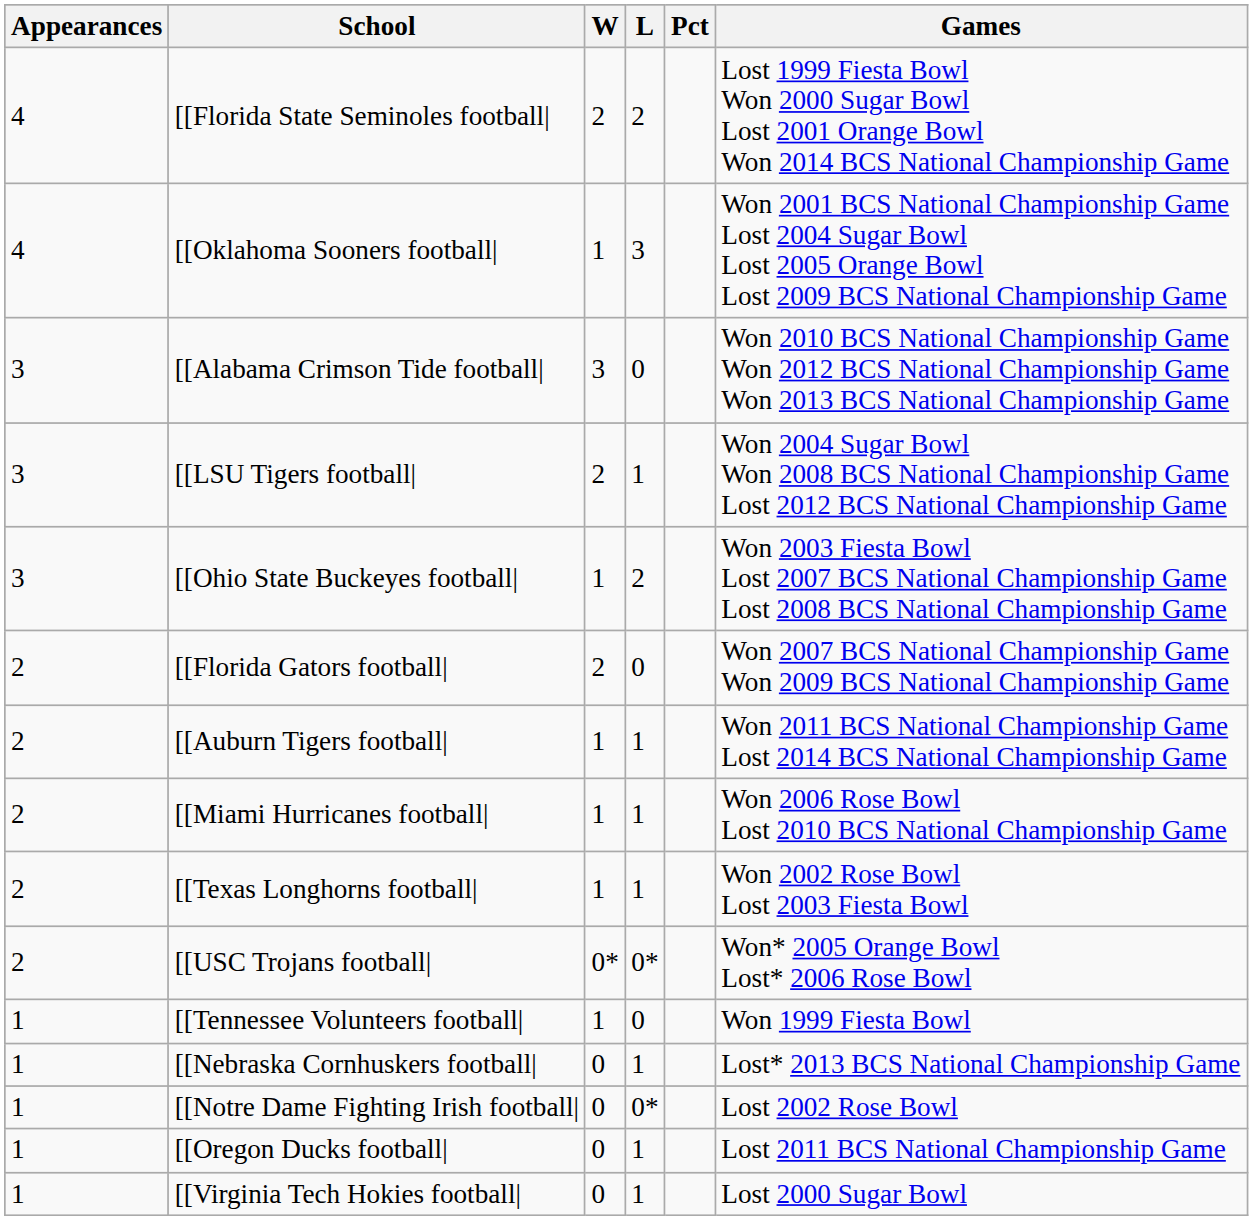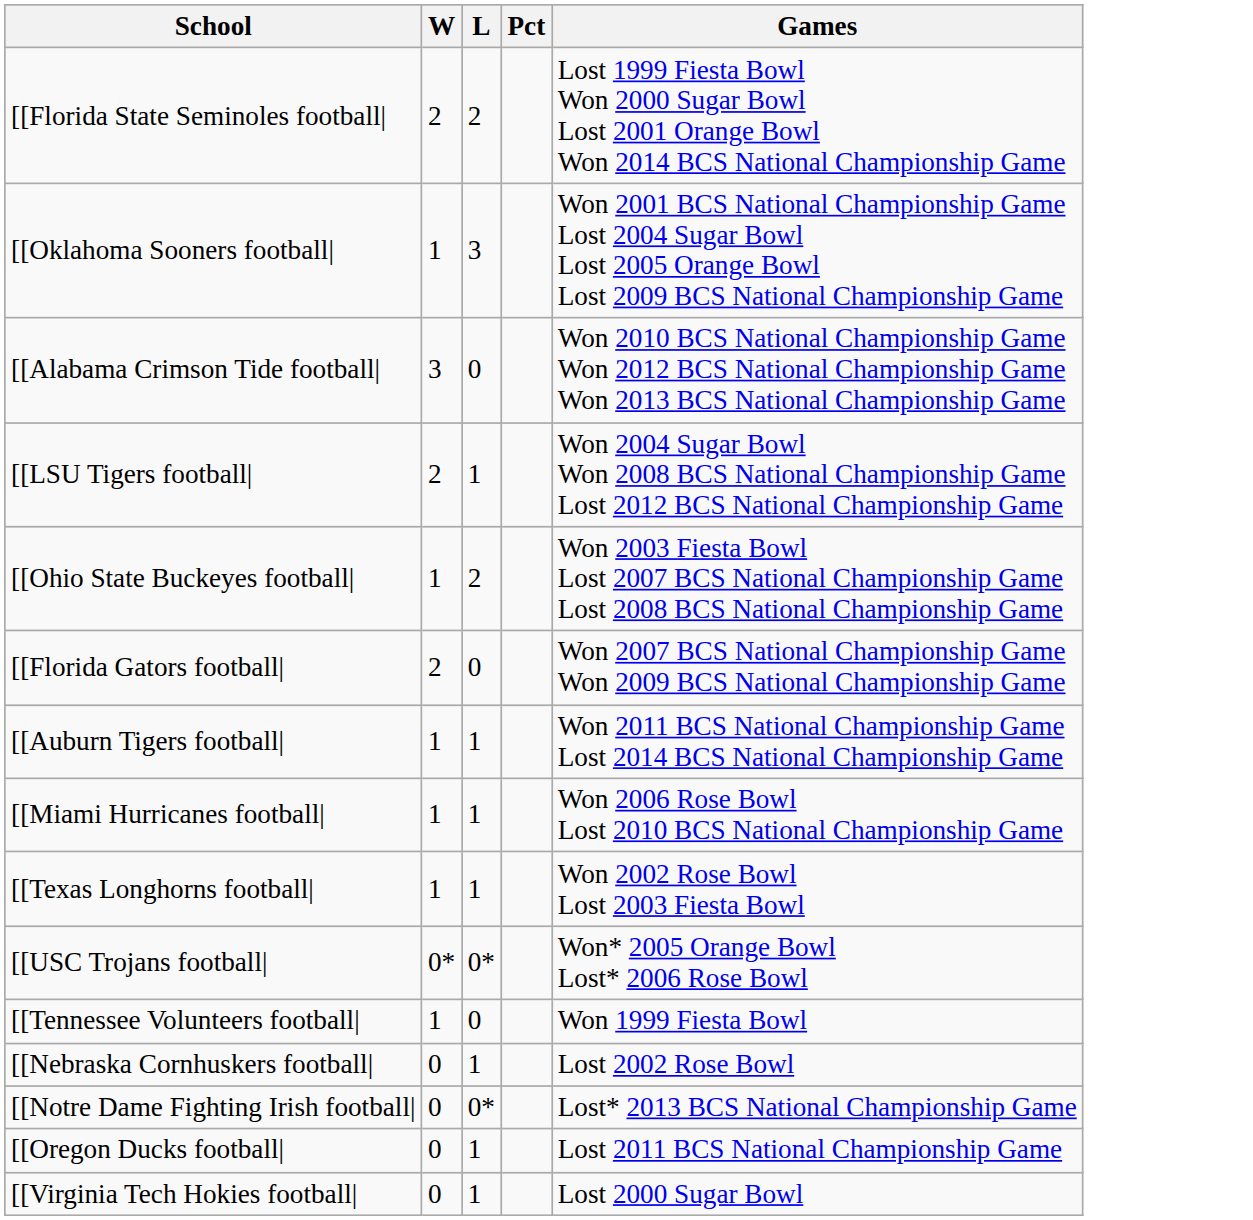- column: (87, 26)
(981, 1063) Lost* 2013 BCS National Championship Game -> (676, 1063) Lost 2002 Rose Bowl
(840, 1107) Lost 2002 Rose Bowl -> (817, 1107) Lost* 2013 BCS National Championship Game
